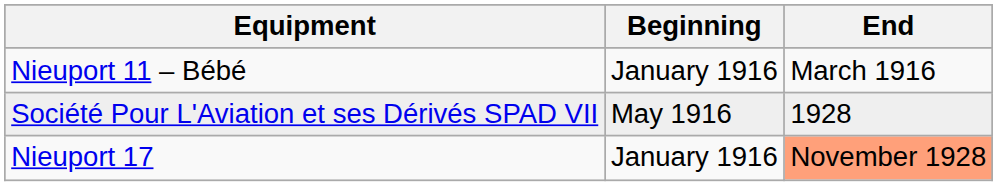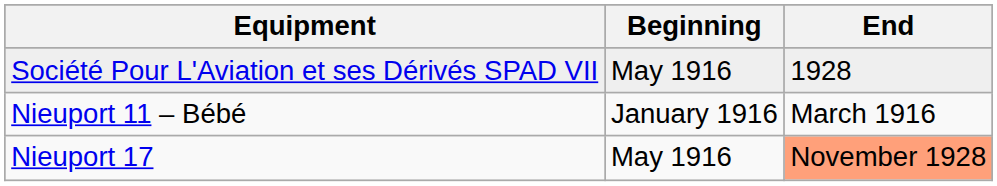rows swapped: (129, 69) <-> (305, 113)
(694, 157) January 1916 -> (671, 157) May 1916
